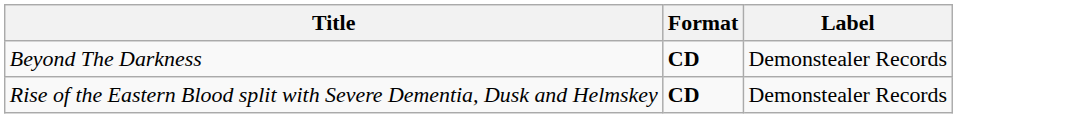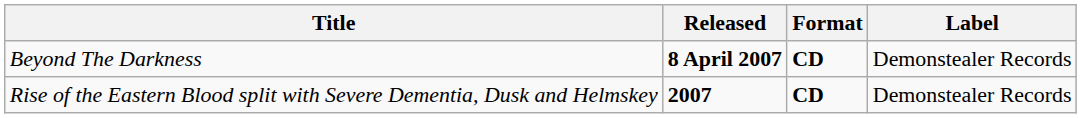+ column: (725, 22)
